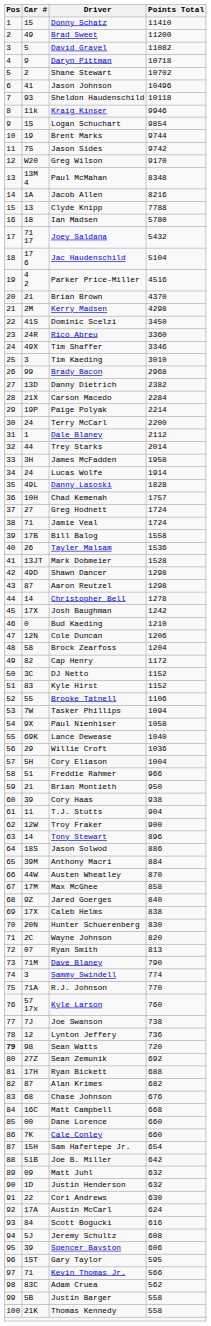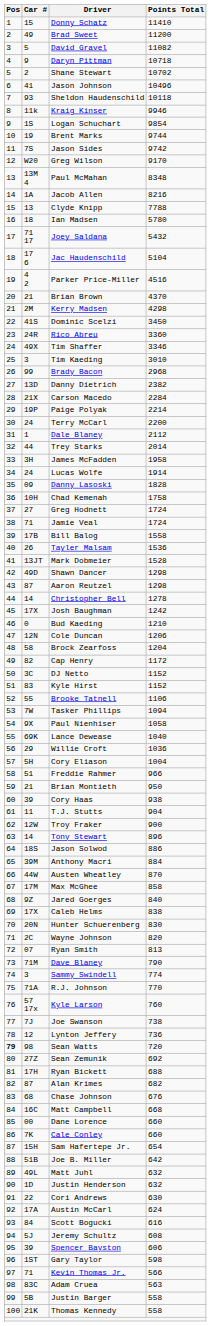(31, 486) 49L -> (29, 486) 09
(157, 498) 1757 -> (157, 498) 1758
(29, 1173) 09 -> (31, 1173) 49L
(155, 1261) 595 -> (155, 1261) 598
(155, 1286) 562 -> (155, 1286) 563
